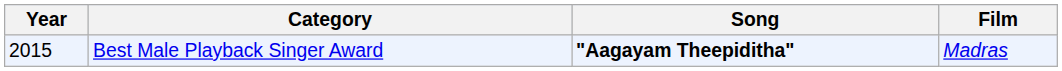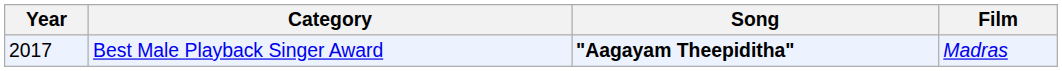(31, 50) 2015 -> (31, 50) 2017
